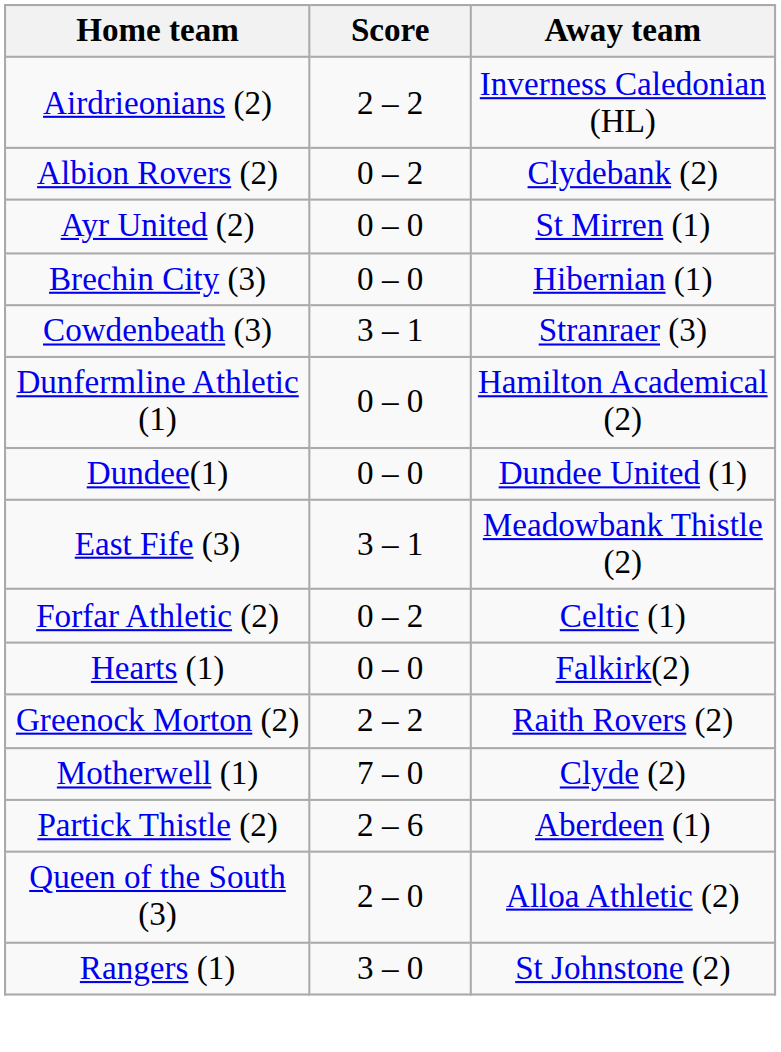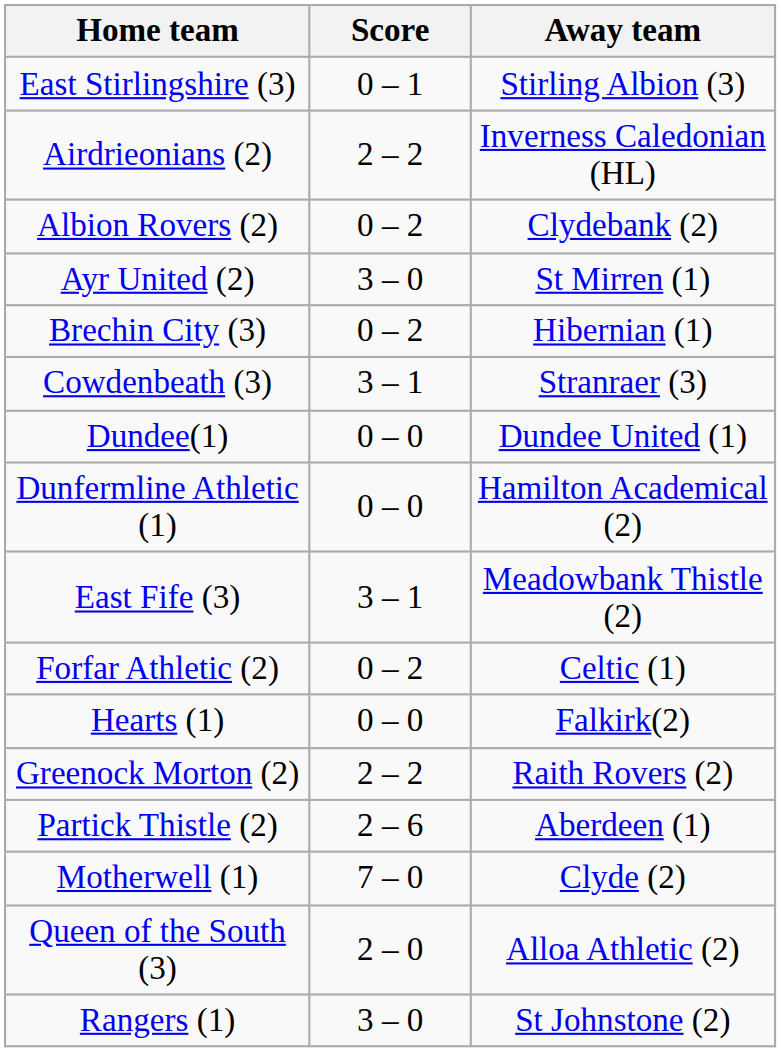+ row: (158, 83)
(390, 225) 0 – 0 -> (390, 278) 3 – 0
(390, 278) 0 – 0 -> (390, 330) 0 – 2
rows swapped: (158, 472) <-> (158, 401)
rows swapped: (158, 772) <-> (158, 825)
